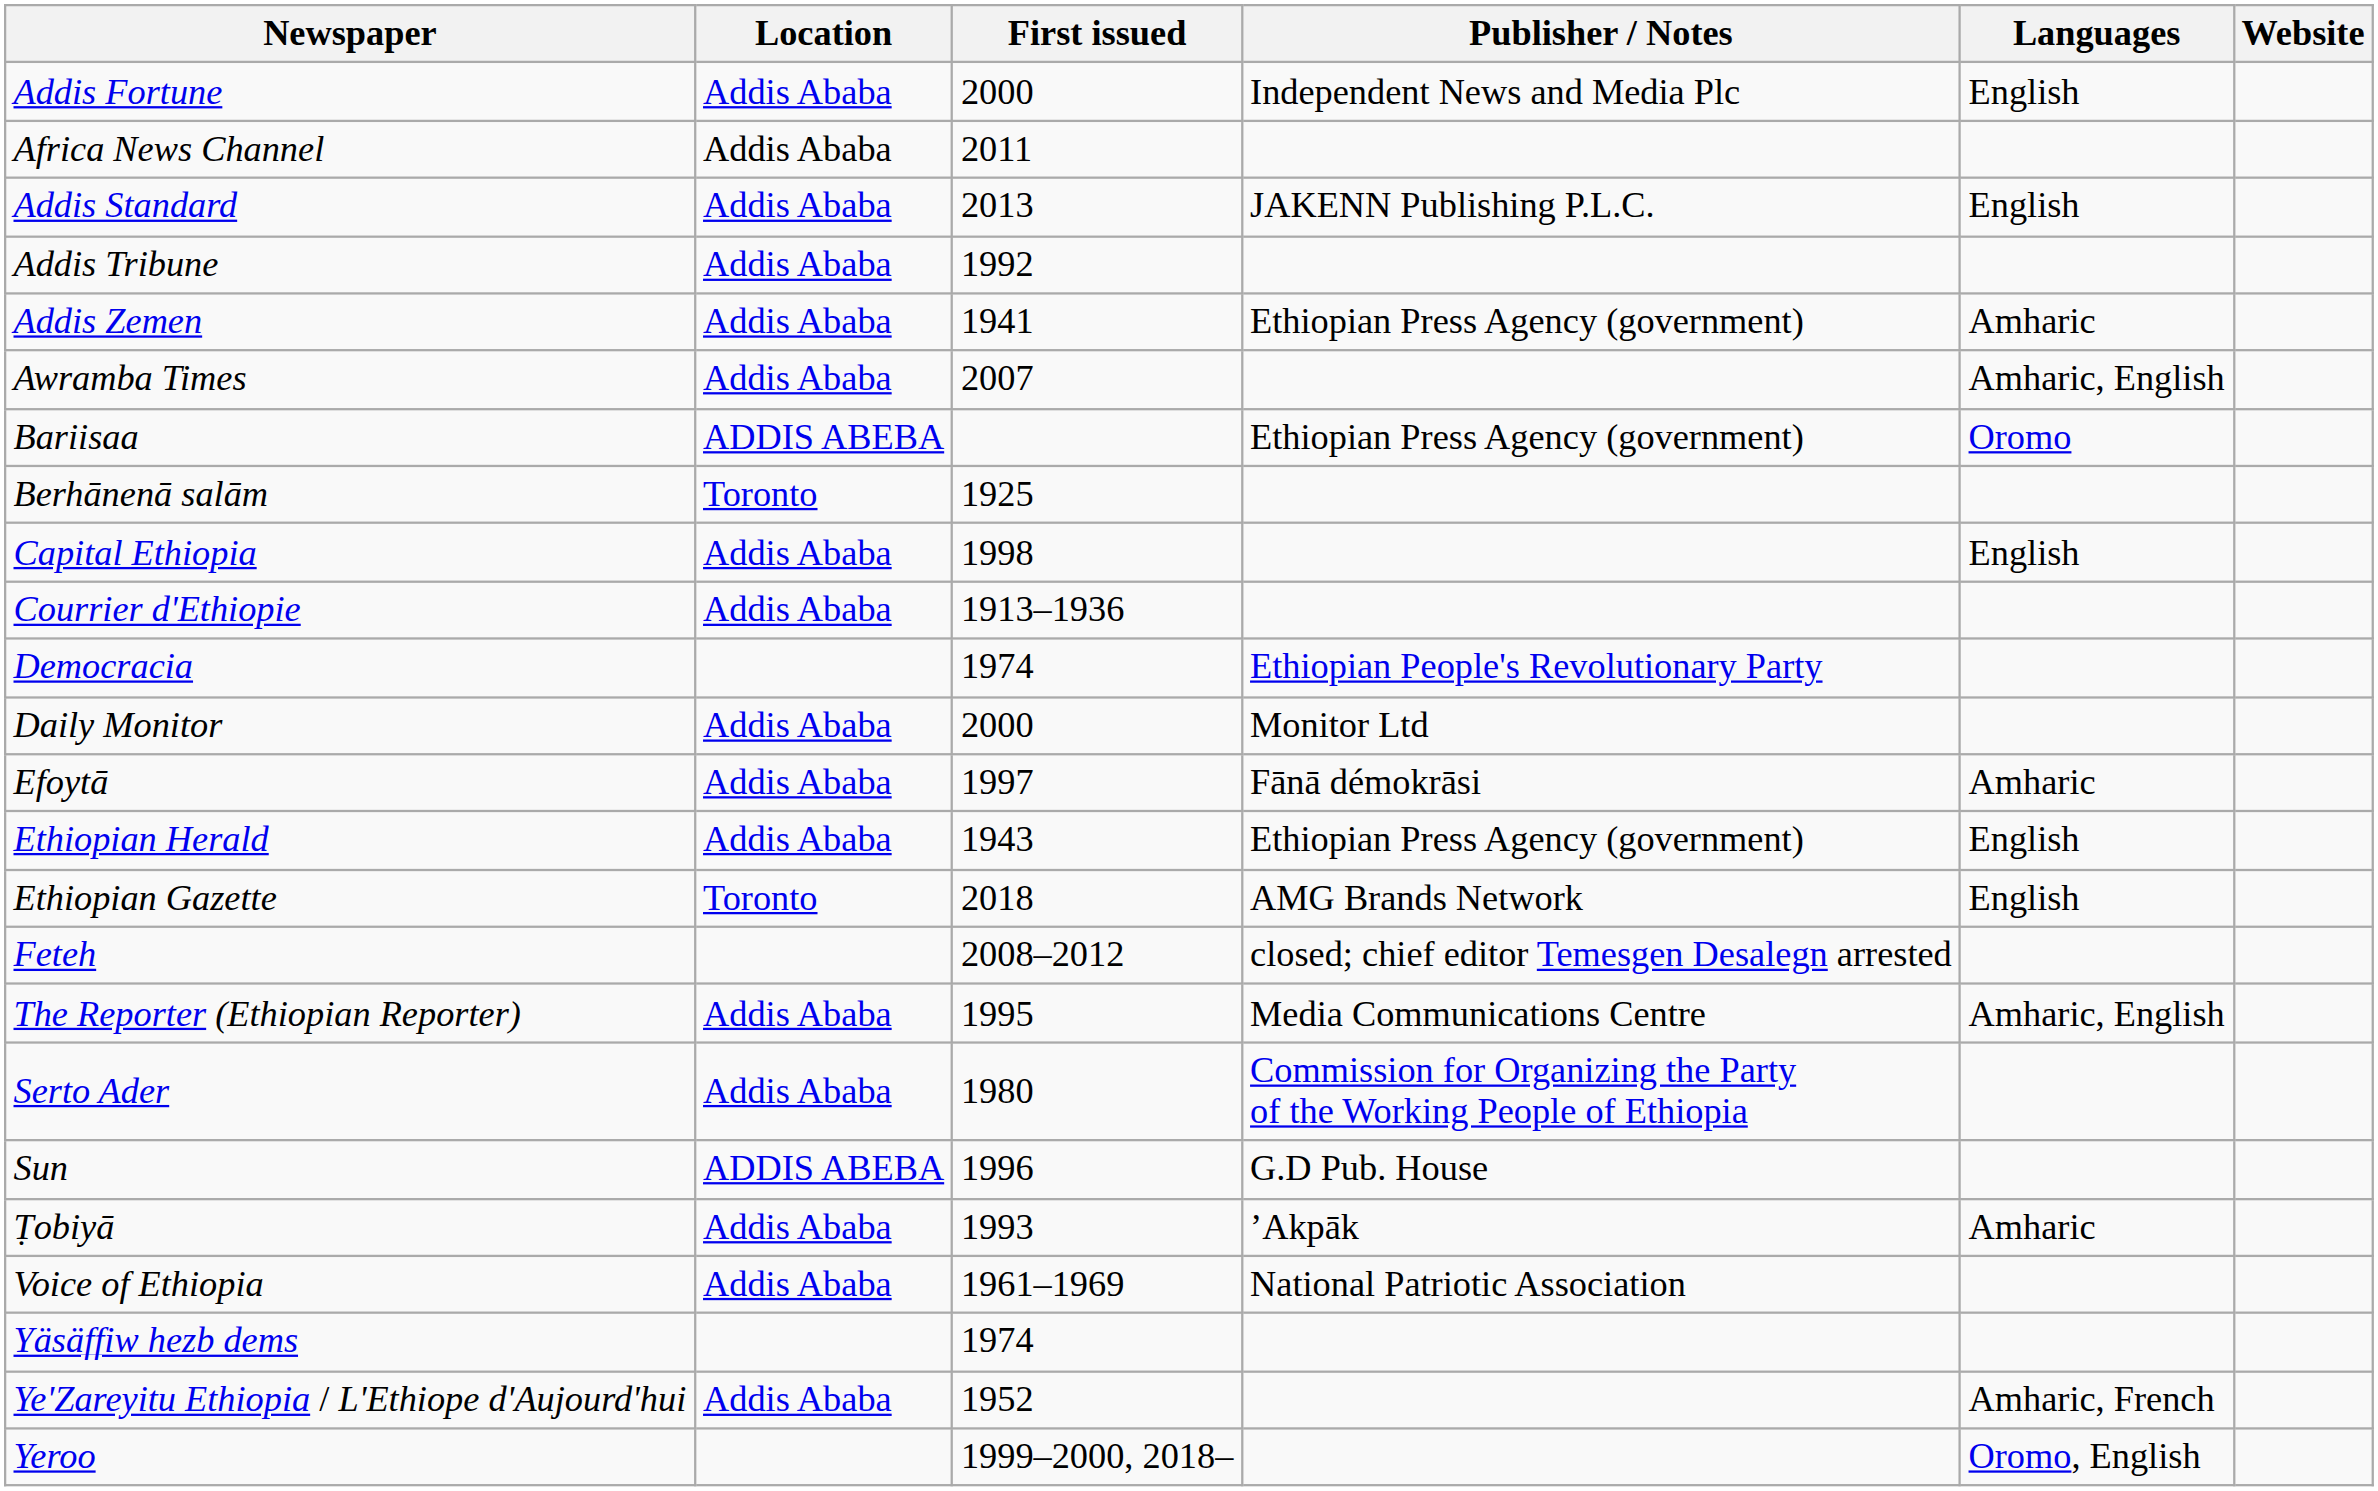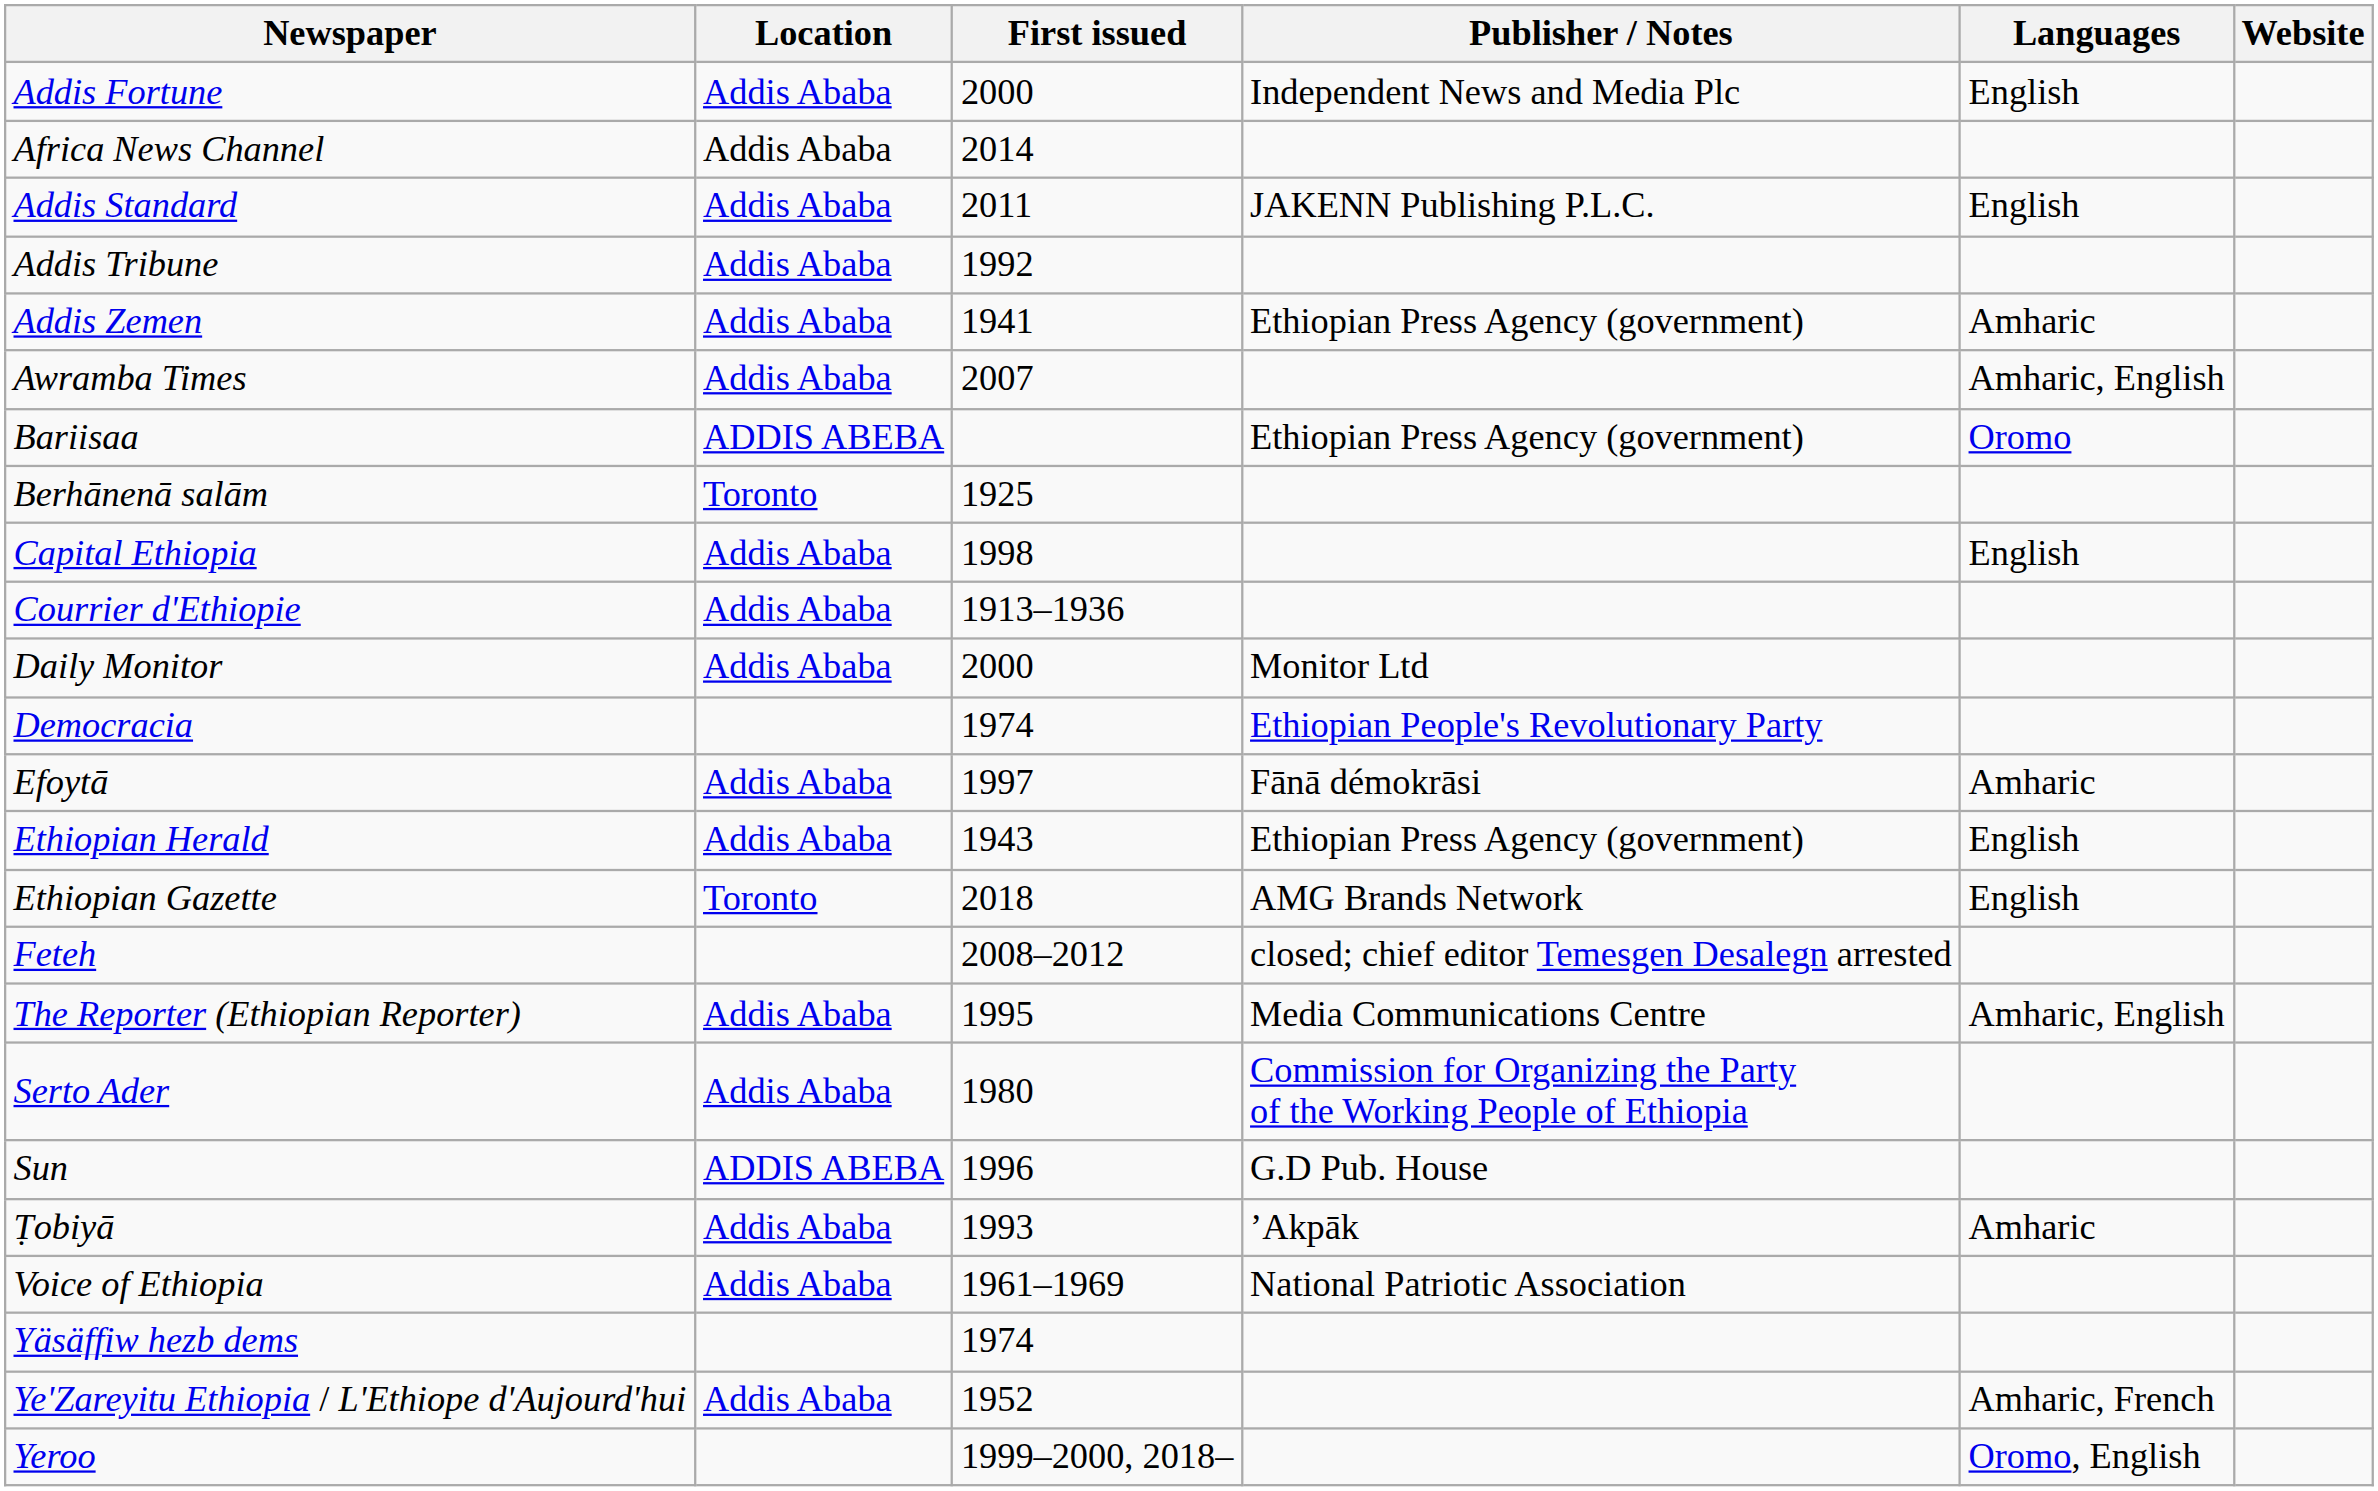(997, 148) 2011 -> (997, 148) 2014
(997, 206) 2013 -> (997, 206) 2011
rows swapped: (118, 724) <-> (103, 666)
